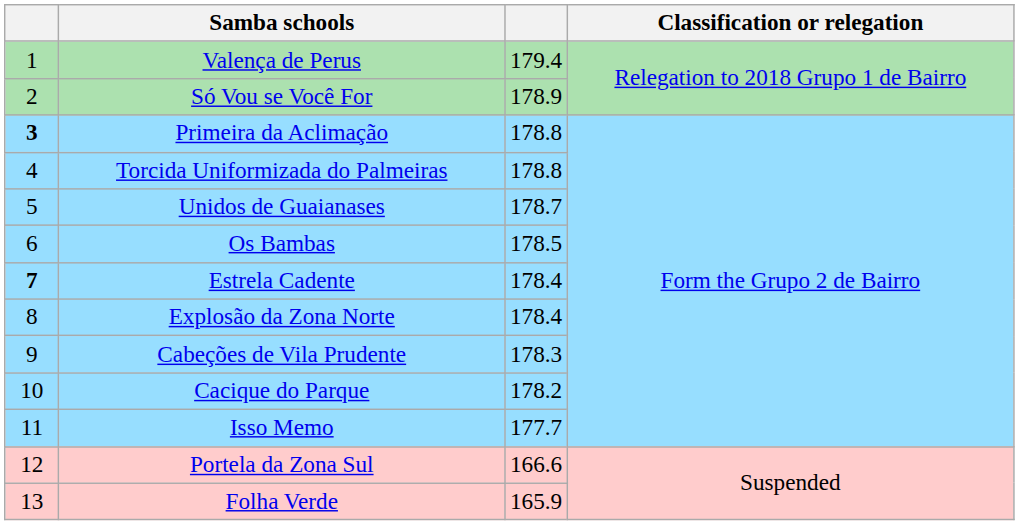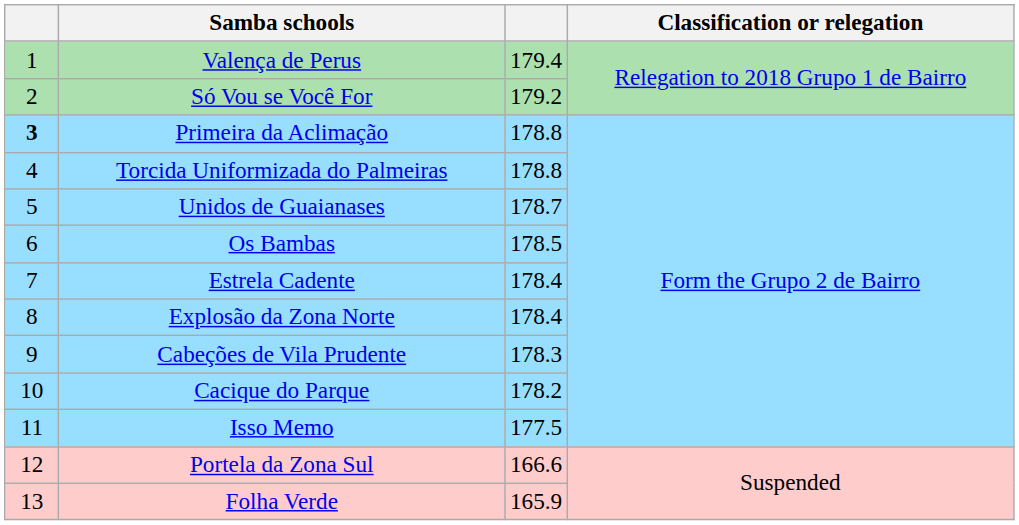(536, 96) 178.9 -> (536, 96) 179.2
(32, 280) bold -> (32, 280) normal
(536, 427) 177.7 -> (536, 427) 177.5
